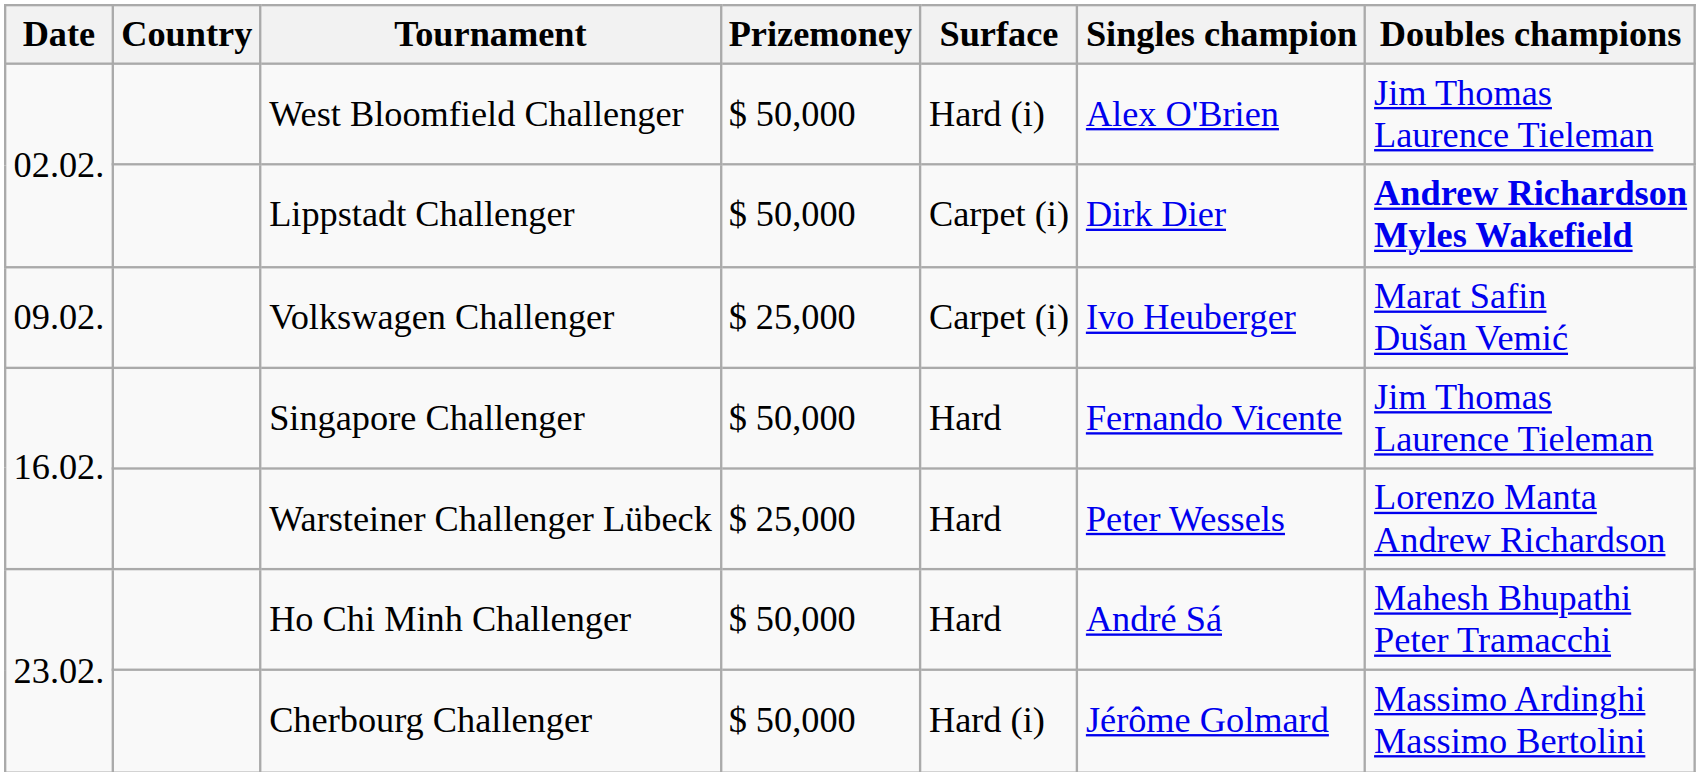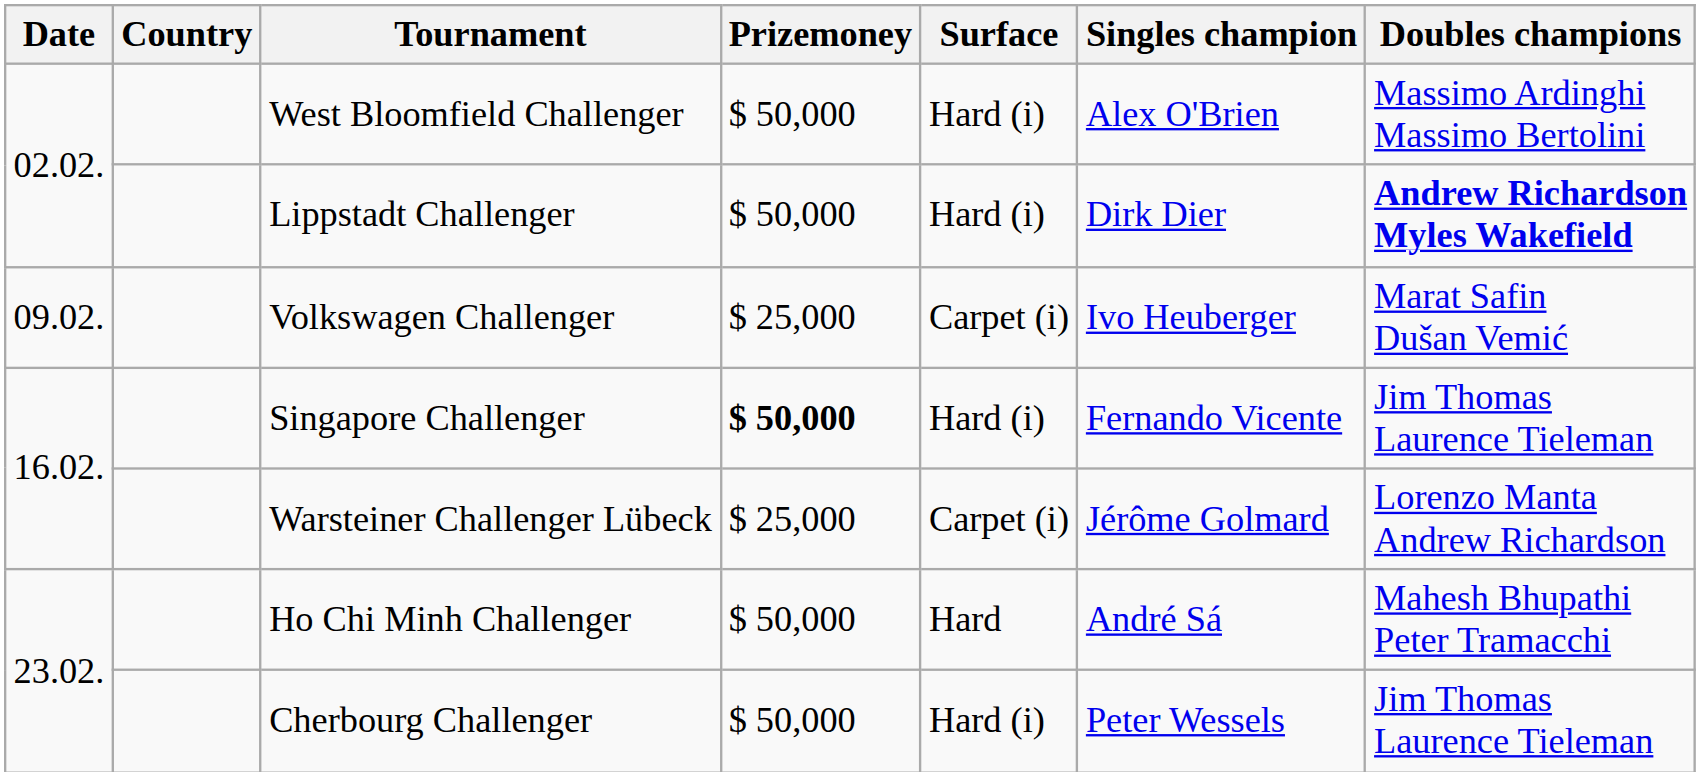(1514, 113) Jim Thomas Laurence Tieleman -> (1510, 113) Massimo Ardinghi Massimo Bertolini
(999, 214) Carpet (i) -> (987, 214) Hard (i)
(792, 416) normal -> (792, 416) bold
(965, 416) Hard -> (987, 416) Hard (i)
(965, 517) Hard -> (999, 517) Carpet (i)
(1185, 517) Peter Wessels -> (1207, 517) Jérôme Golmard
(1207, 719) Jérôme Golmard -> (1185, 719) Peter Wessels
(1510, 719) Massimo Ardinghi Massimo Bertolini -> (1514, 719) Jim Thomas Laurence Tieleman
